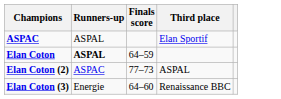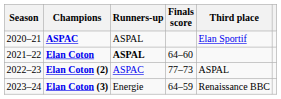+ column: (24, 17)
(141, 54) 64–59 -> (180, 54) 64–60
(141, 86) 64–60 -> (180, 86) 64–59
